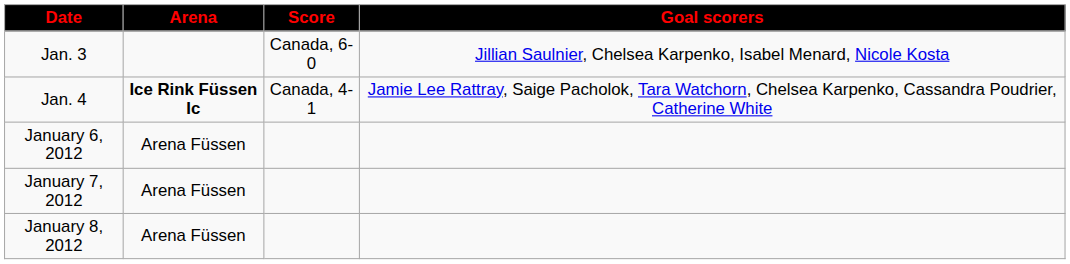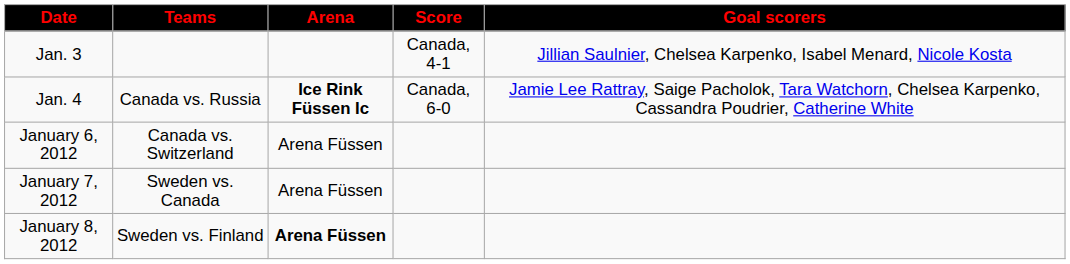+ column: (190, 17)
(311, 53) Canada, 6-0 -> (439, 53) Canada, 4-1
(311, 99) Canada, 4-1 -> (439, 99) Canada, 6-0
(193, 236) normal -> (330, 236) bold
